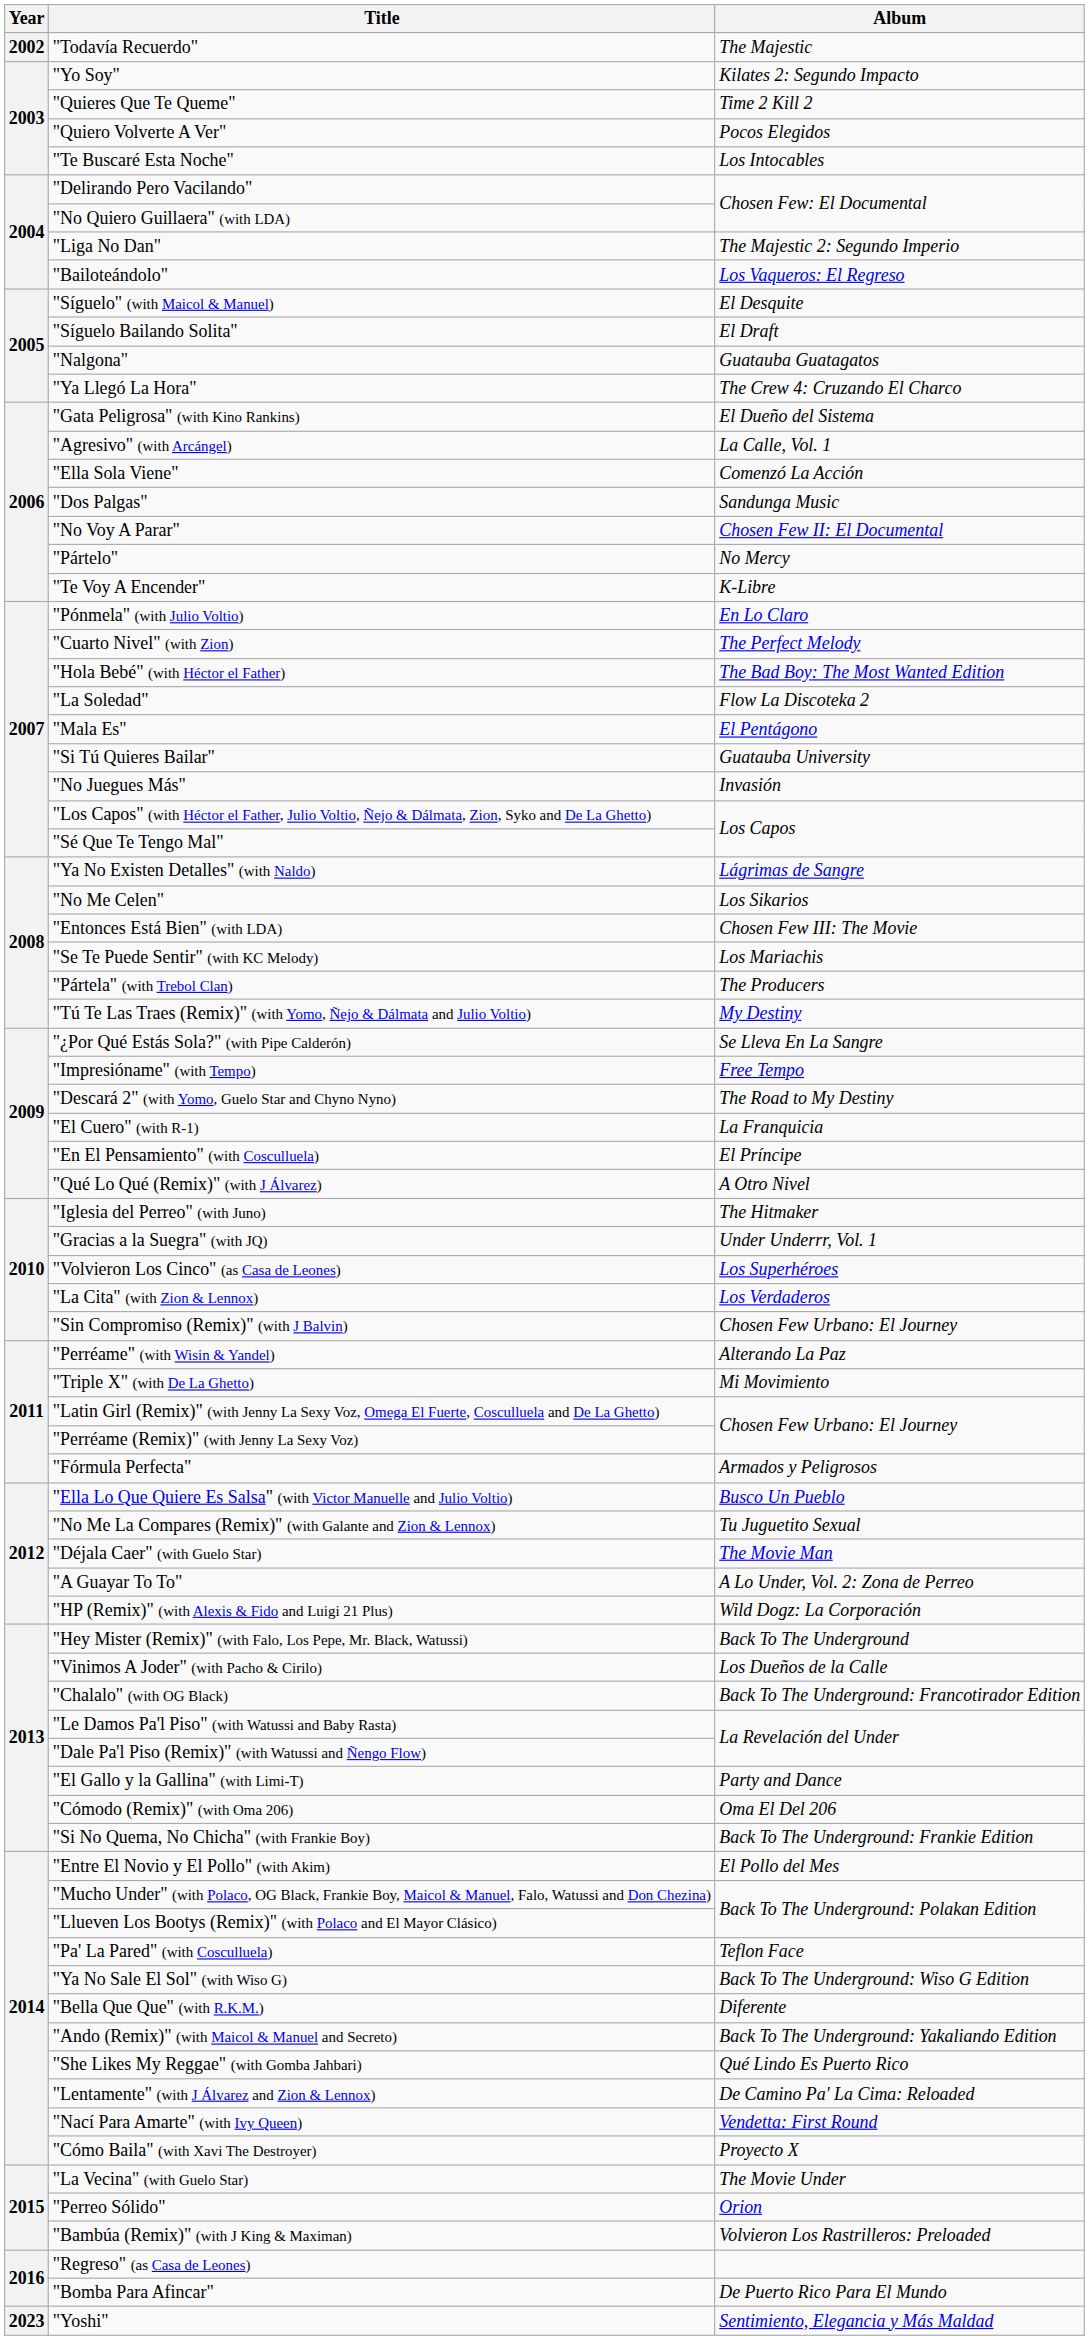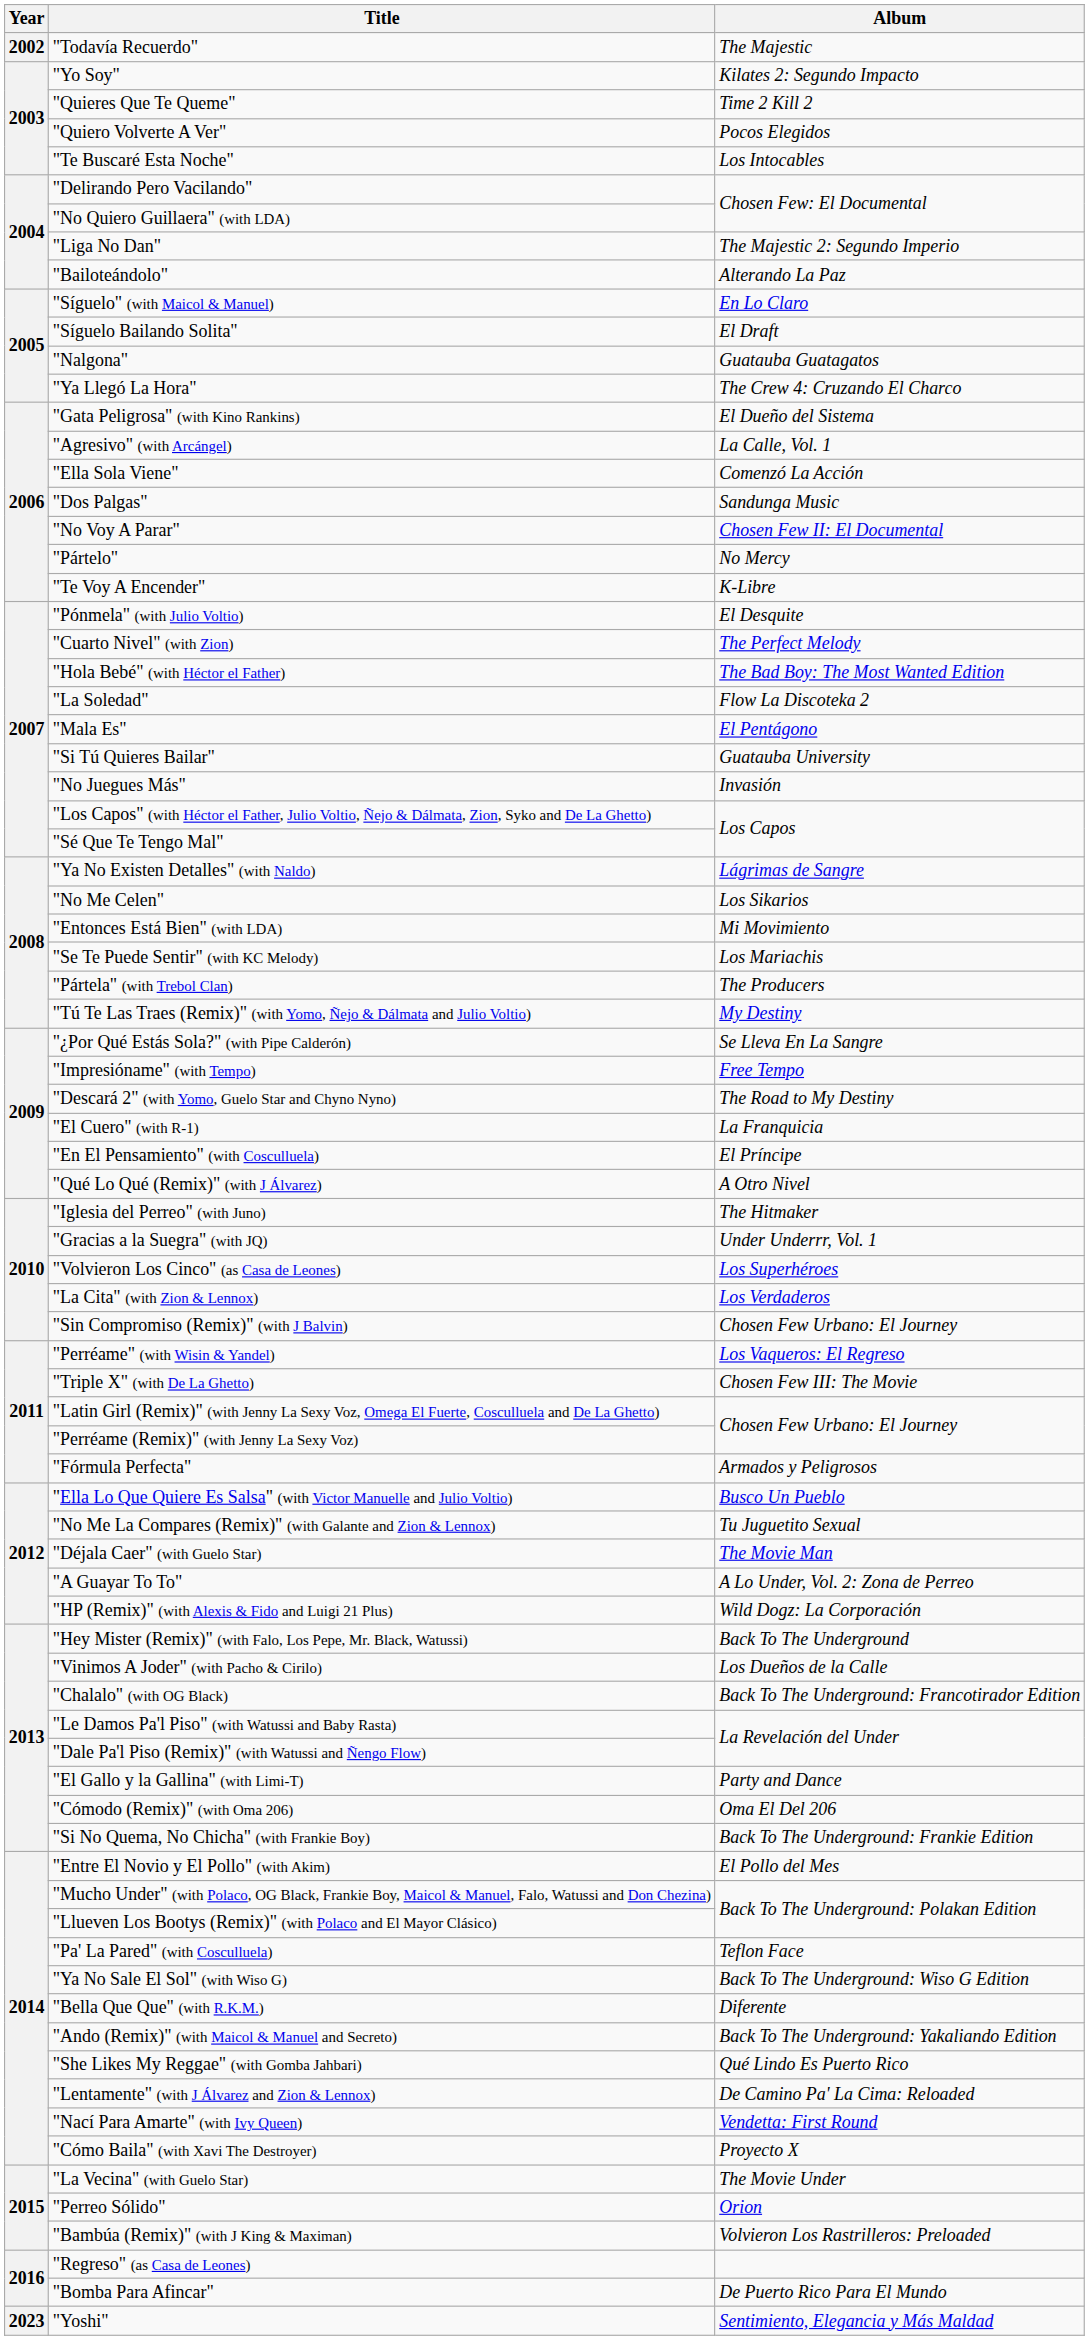(812, 274) Los Vaqueros: El Regreso -> (782, 274) Alterando La Paz
(761, 302) El Desquite -> (764, 302) En Lo Claro
(764, 615) En Lo Claro -> (761, 615) El Desquite
(818, 928) Chosen Few III: The Movie -> (774, 928) Mi Movimiento
(782, 1354) Alterando La Paz -> (812, 1354) Los Vaqueros: El Regreso
(774, 1382) Mi Movimiento -> (818, 1382) Chosen Few III: The Movie
